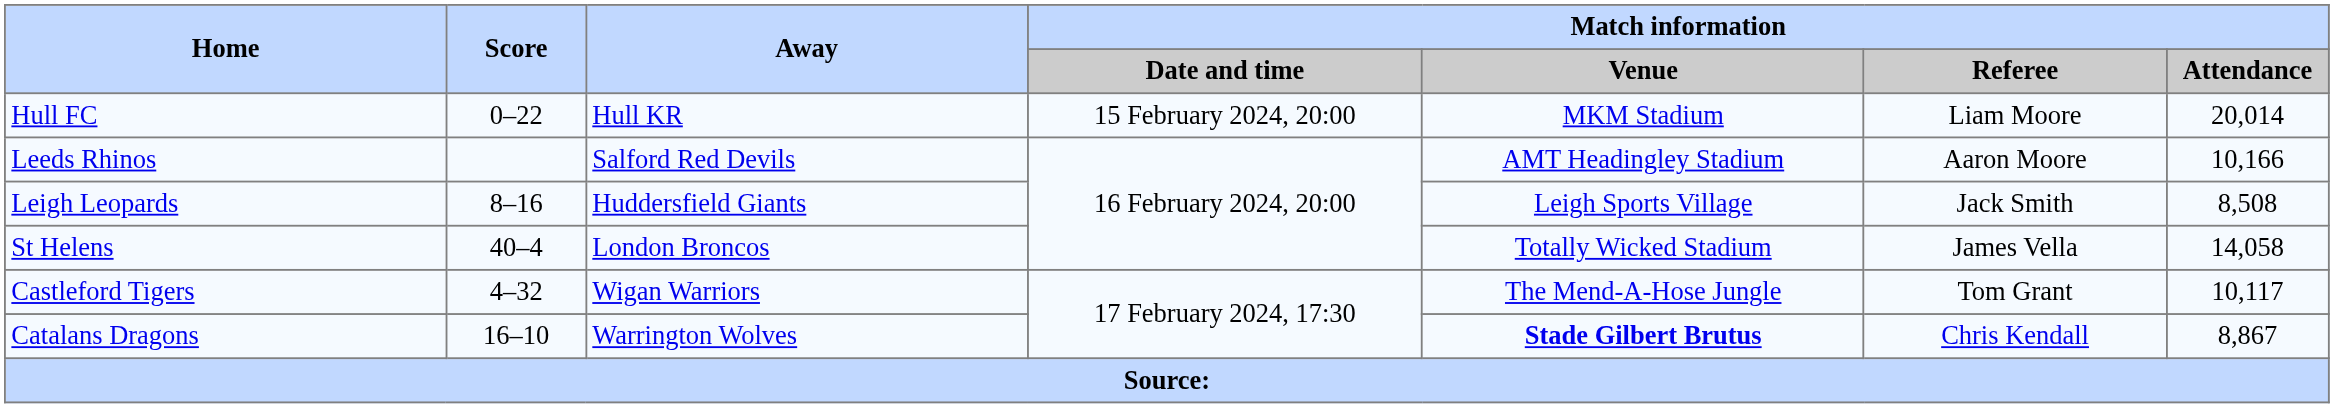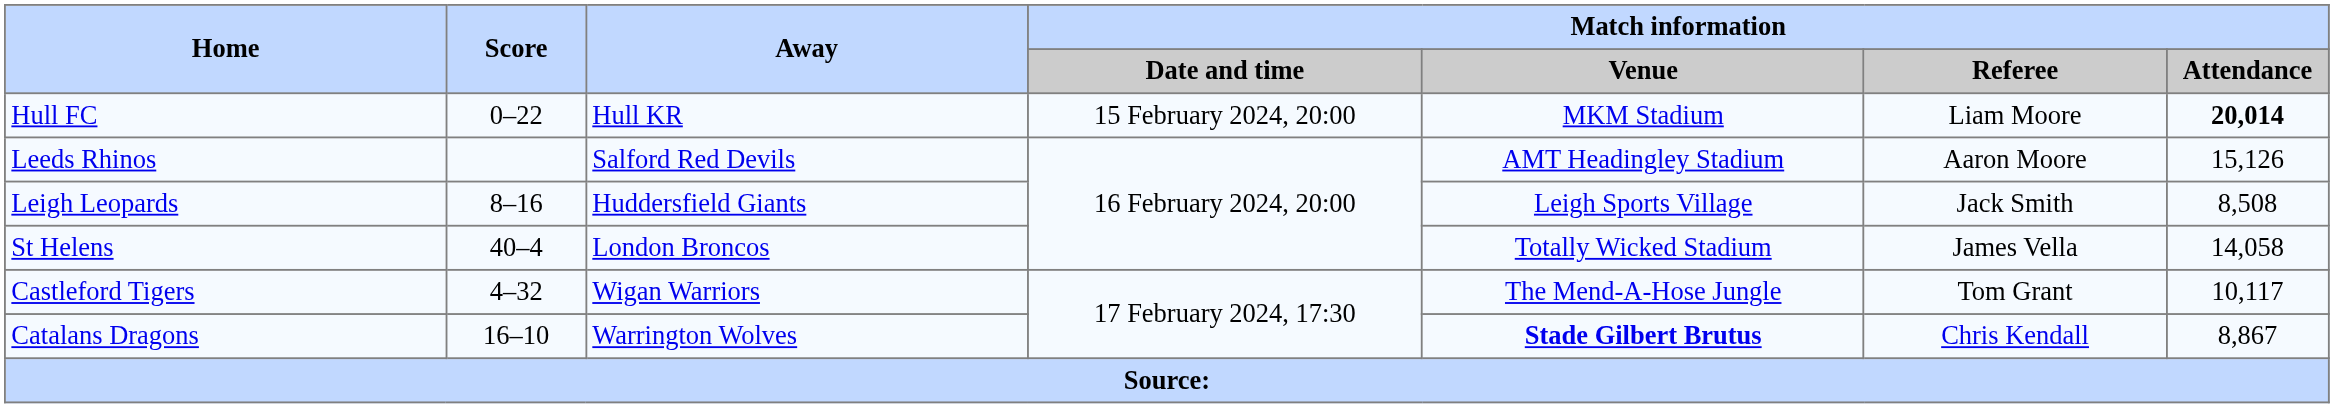(2247, 114) normal -> (2247, 114) bold
(2247, 159) 10,166 -> (2247, 159) 15,126
